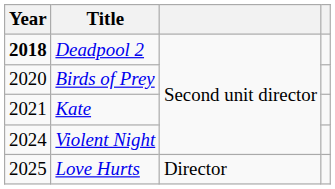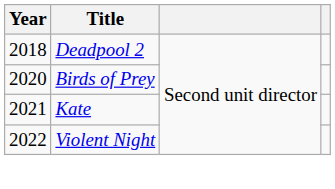(28, 49) bold -> (28, 49) normal
(28, 139) 2024 -> (28, 139) 2022
- row: (98, 169)
